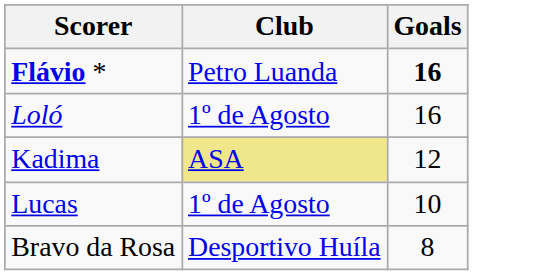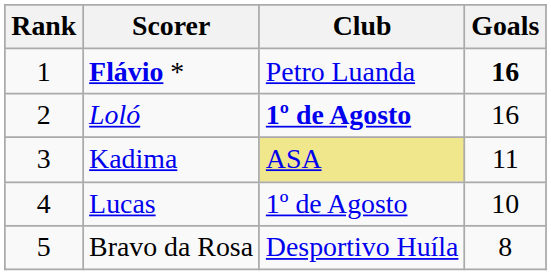+ column: (44, 26)
(259, 114) normal -> (339, 114) bold
(427, 159) 12 -> (505, 159) 11
